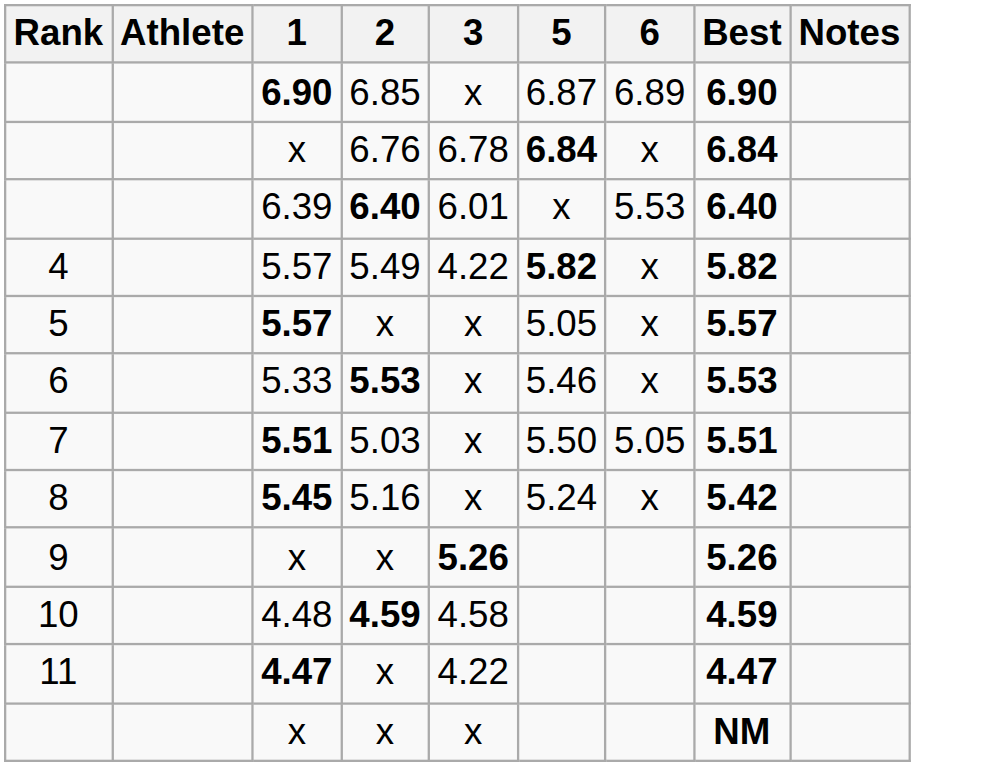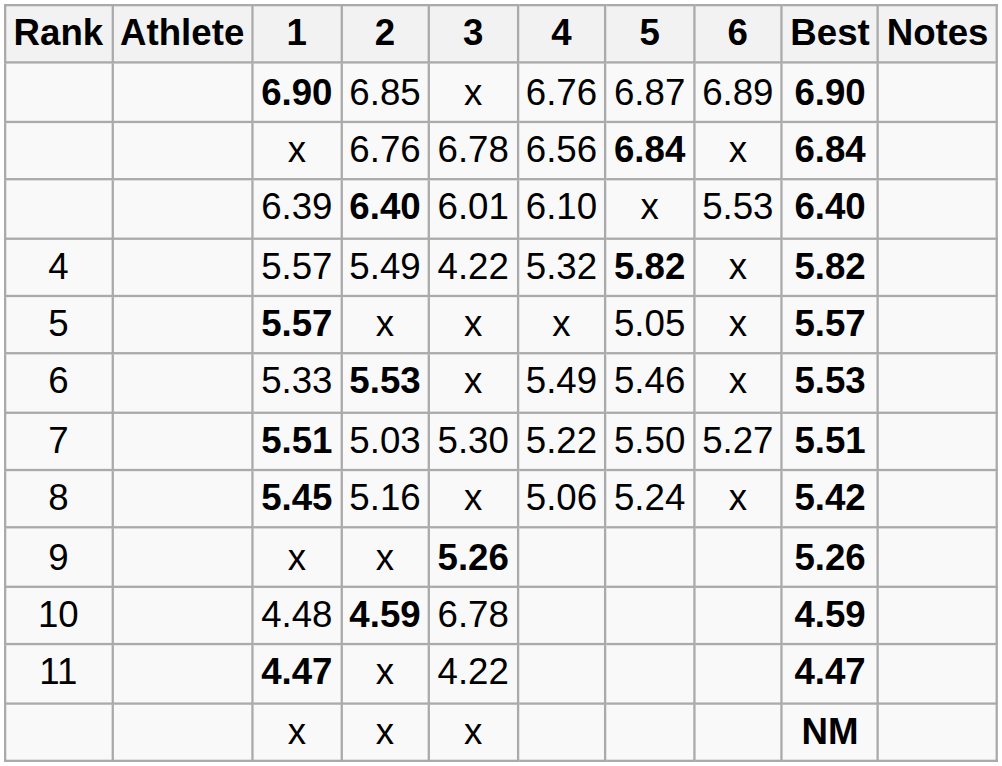+ column: (561, 33)
(473, 440) x -> (473, 440) 5.30
(650, 440) 5.05 -> (738, 440) 5.27
(473, 614) 4.58 -> (473, 614) 6.78
